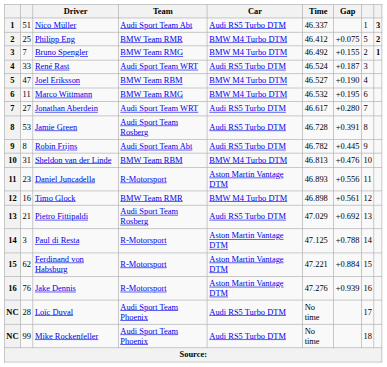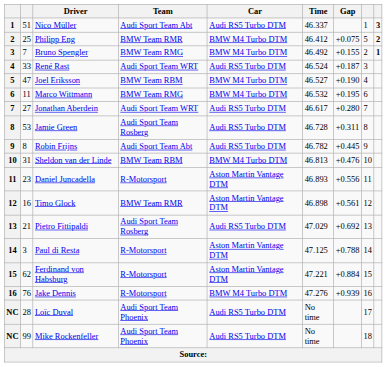(348, 127) +0.391 -> (347, 127) +0.311
(248, 197) BMW M4 Turbo DTM -> (246, 202) Aston Martin Vantage DTM
(246, 288) Aston Martin Vantage DTM -> (248, 293) BMW M4 Turbo DTM
